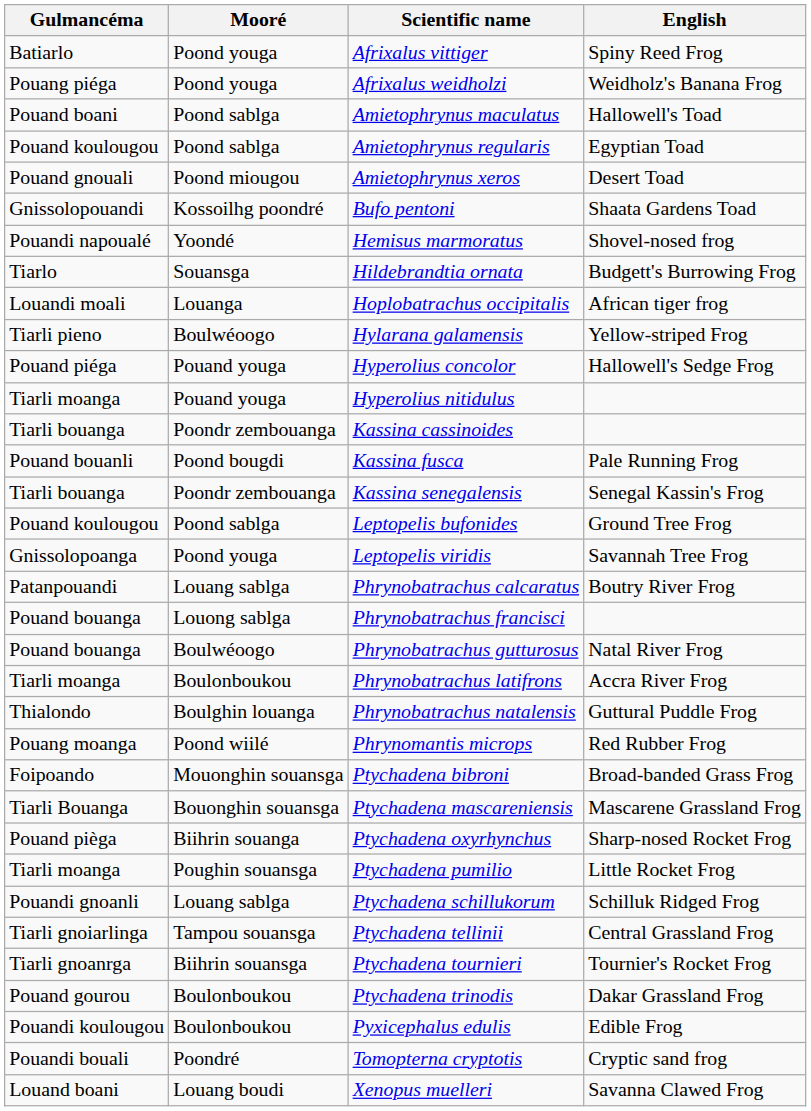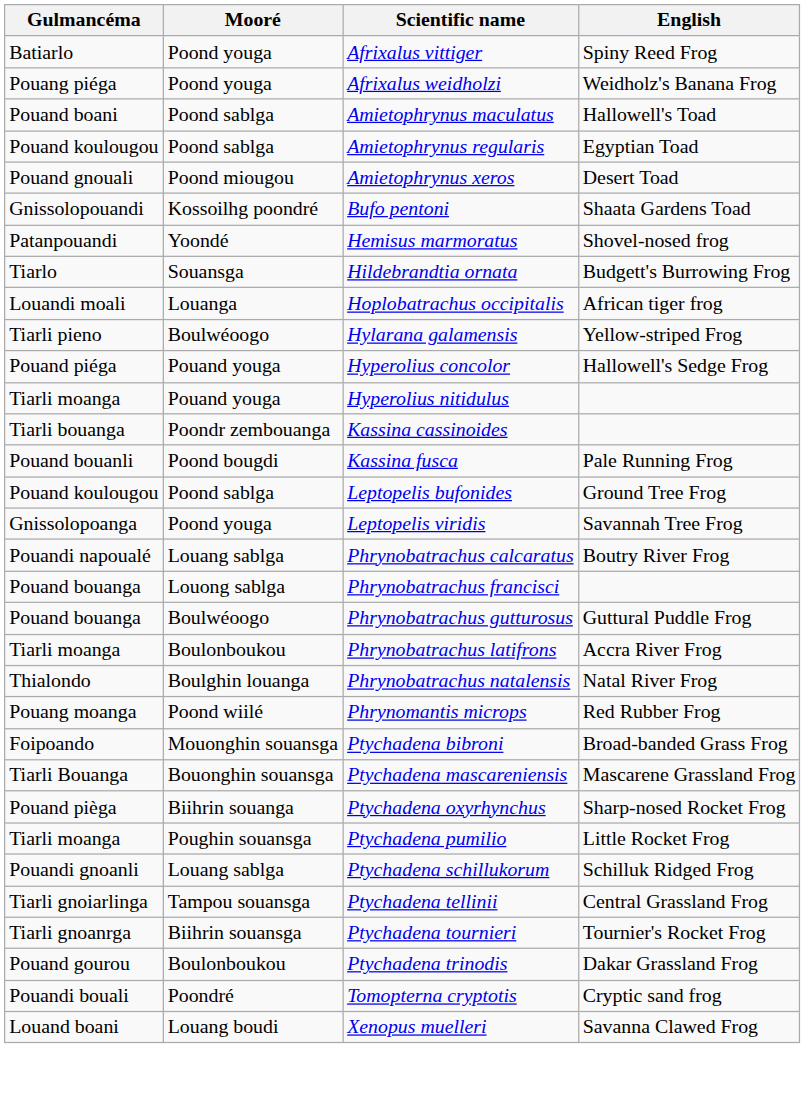(80, 240) Pouandi napoualé -> (63, 240) Patanpouandi
- row: (437, 492)
(63, 586) Patanpouandi -> (80, 555) Pouandi napoualé
(655, 649) Natal River Frog -> (667, 618) Guttural Puddle Frog
(673, 712) Guttural Puddle Frog -> (650, 680) Natal River Frog
- row: (432, 1027)
